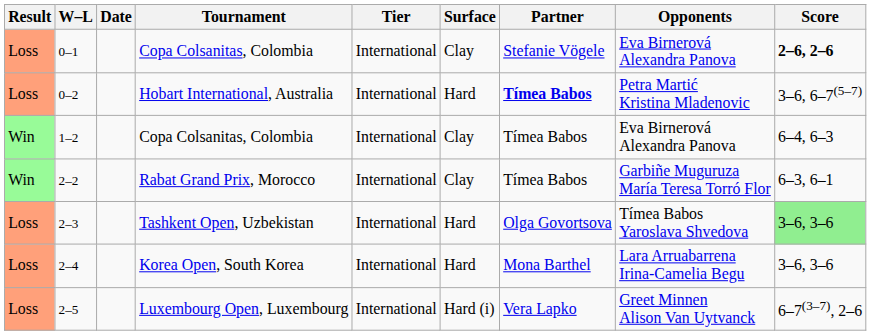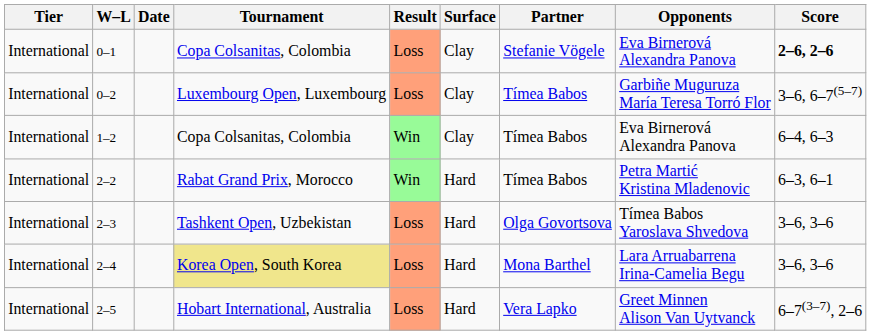columns swapped: (30, 17) <-> (396, 17)
(236, 94) Hobart International, Australia -> (282, 94) Luxembourg Open, Luxembourg
(460, 94) Hard -> (459, 94) Clay
(547, 94) bold -> (545, 94) normal
(684, 94) Petra Martić Kristina Mladenovic -> (695, 94) Garbiñe Muguruza María Teresa Torró Flor
(459, 179) Clay -> (460, 179) Hard
(695, 179) Garbiñe Muguruza María Teresa Torró Flor -> (684, 179) Petra Martić Kristina Mladenovic
(806, 222) lightgreen background -> (806, 222) no background
(221, 265) no background -> (259, 265) khaki background
(244, 308) Luxembourg Open, Luxembourg -> (274, 308) Hobart International, Australia
(469, 308) Hard (i) -> (460, 308) Hard
